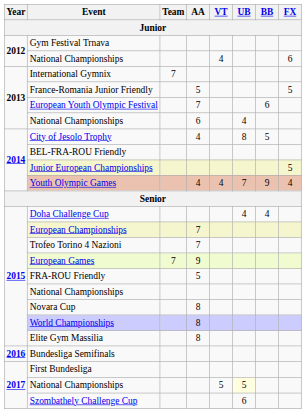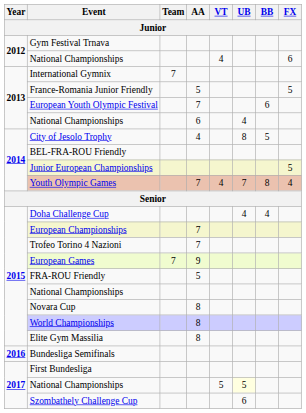(198, 183) 4 -> (198, 183) 7
(267, 183) 9 -> (267, 183) 8
